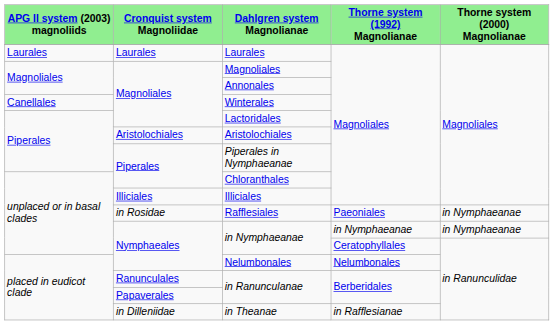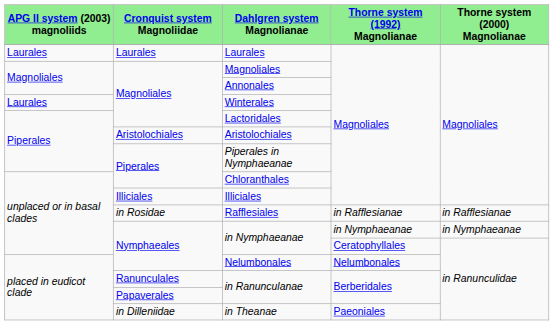(31, 102) Canellales -> (27, 102) Laurales
(359, 213) Paeoniales -> (368, 213) in Rafflesianae
(482, 213) in Nymphaeanae -> (477, 213) in Rafflesianae
(368, 312) in Rafflesianae -> (359, 312) Paeoniales
